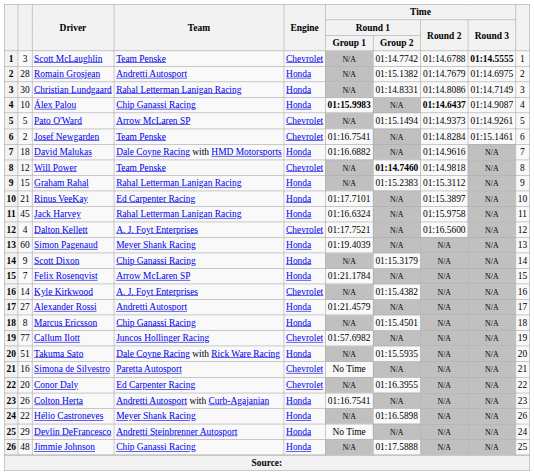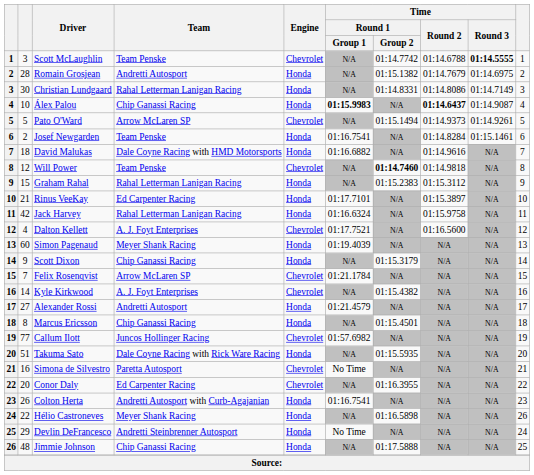(305, 136) Chevrolet -> (299, 136) Honda
(25, 214) 45 -> (25, 214) 42
(299, 276) Honda -> (305, 276) Chevrolet
